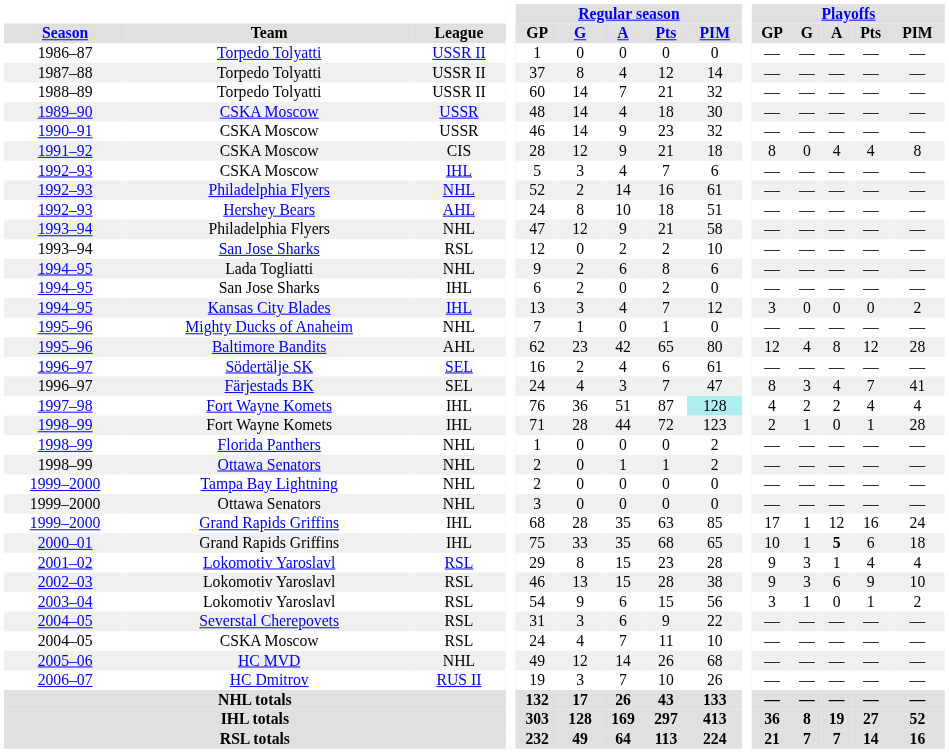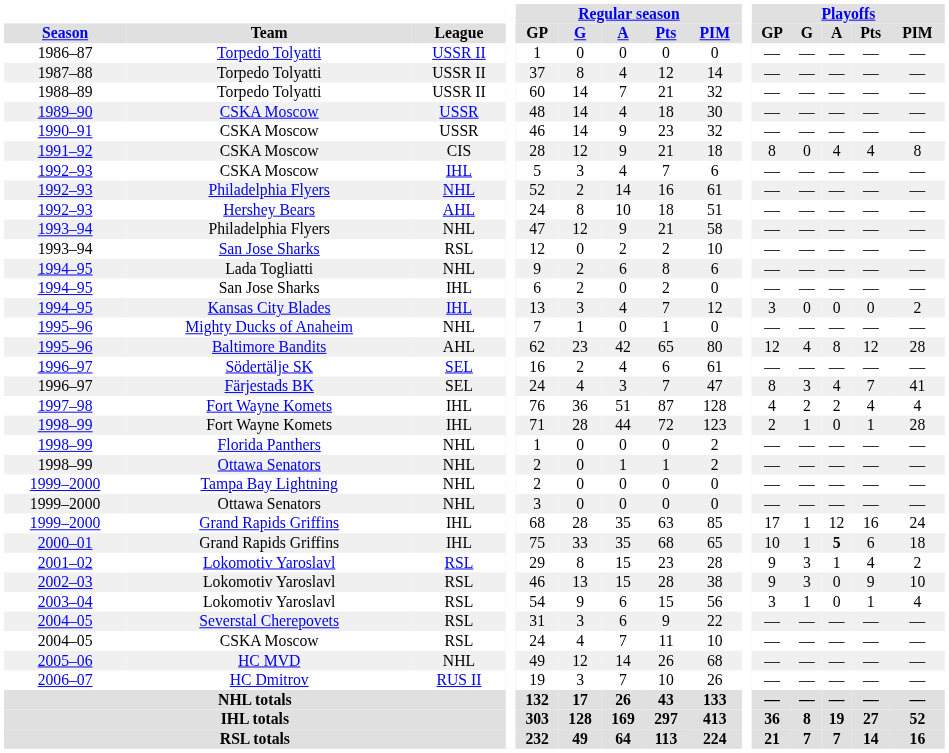(715, 405) paleturquoise background -> (715, 405) no background
(917, 562) 4 -> (917, 562) 2
(837, 582) 6 -> (837, 582) 0
(917, 601) 2 -> (917, 601) 4
